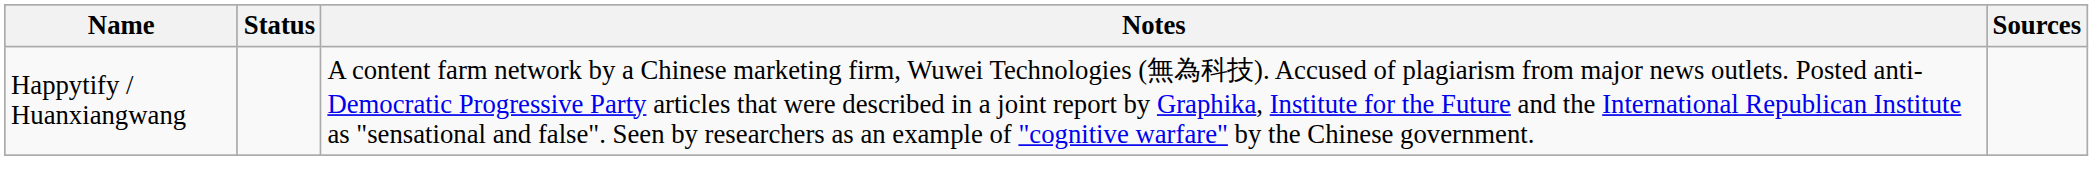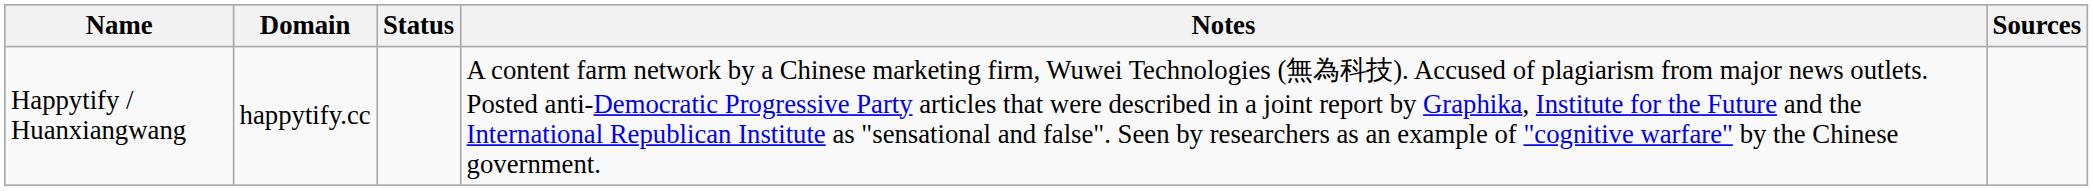+ column: (305, 25)
